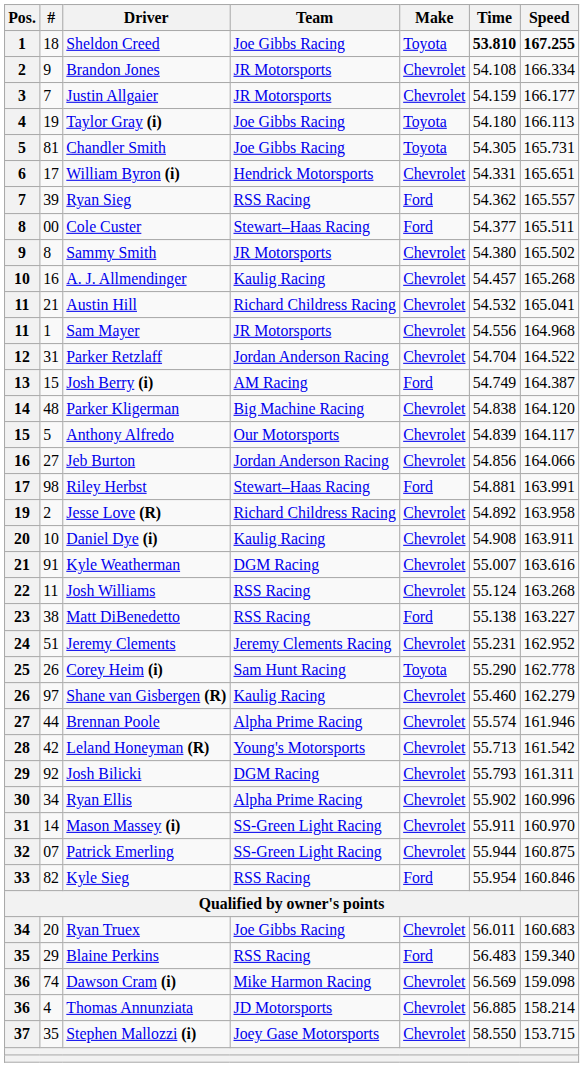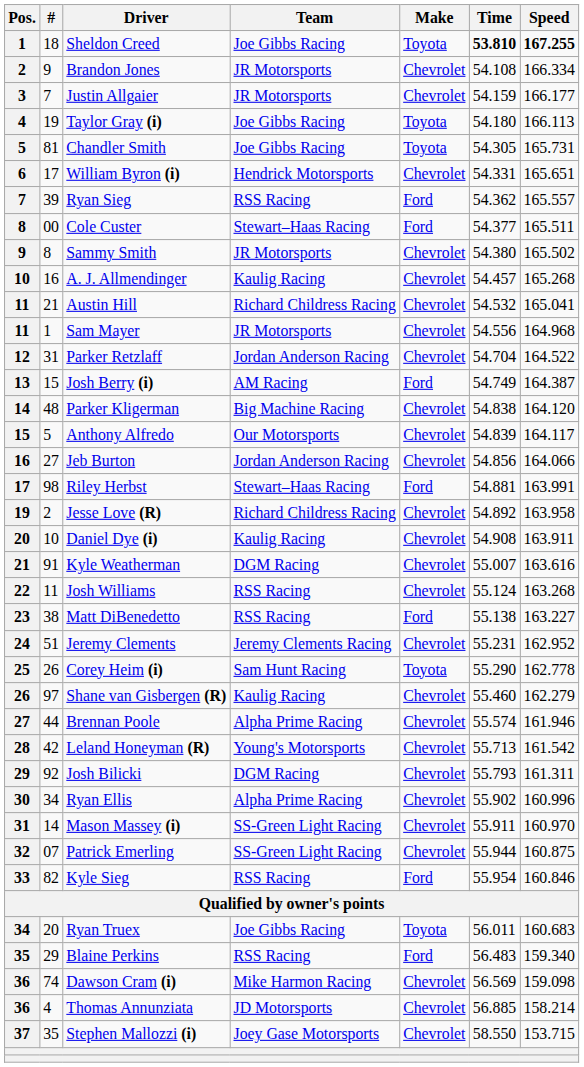(434, 929) Chevrolet -> (425, 929) Toyota
